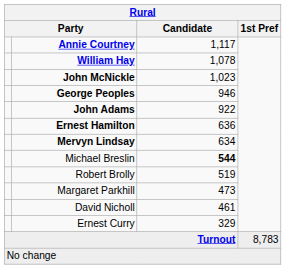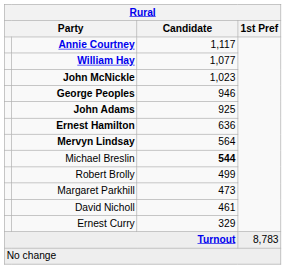(223, 61) 1,078 -> (223, 61) 1,077
(227, 110) 922 -> (227, 110) 925
(227, 142) 634 -> (227, 142) 564
(227, 175) 519 -> (227, 175) 499
